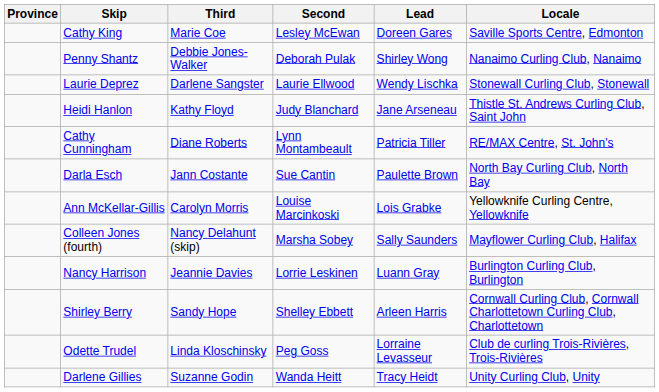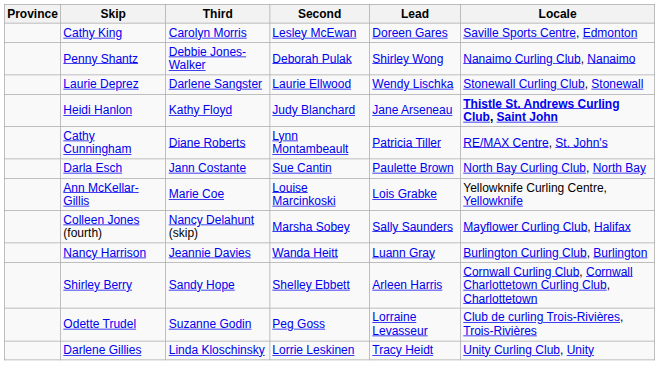(198, 33) Marie Coe -> (208, 33) Carolyn Morris
(557, 110) normal -> (541, 110) bold
(209, 207) Carolyn Morris -> (196, 194) Marie Coe
(317, 273) Lorrie Leskinen -> (305, 252) Wanda Heitt
(218, 351) Linda Kloschinsky -> (210, 324) Suzanne Godin
(212, 377) Suzanne Godin -> (217, 350) Linda Kloschinsky
(309, 377) Wanda Heitt -> (313, 350) Lorrie Leskinen
